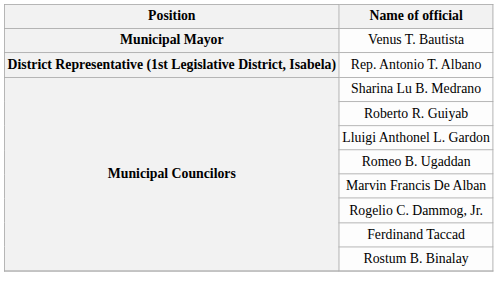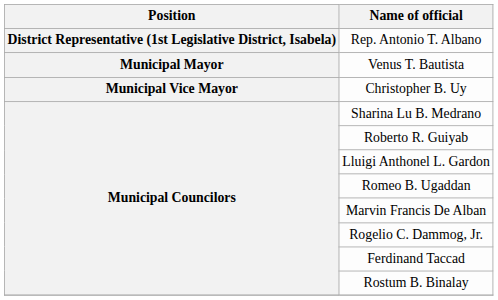rows swapped: (416, 64) <-> (416, 40)
+ row: (416, 88)
